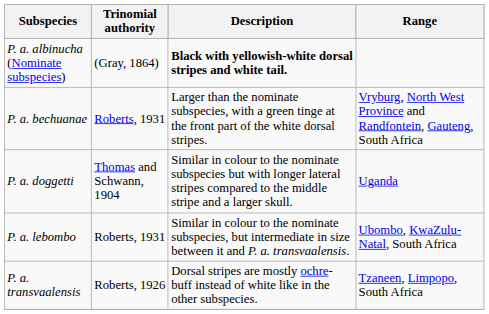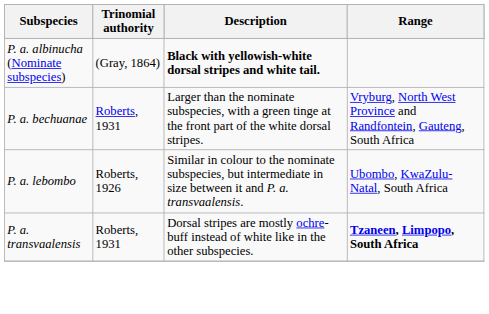- row: (41, 181)
(130, 236) Roberts, 1931 -> (117, 181) Roberts, 1926
(130, 285) Roberts, 1926 -> (117, 236) Roberts, 1931
(408, 285) normal -> (402, 236) bold
